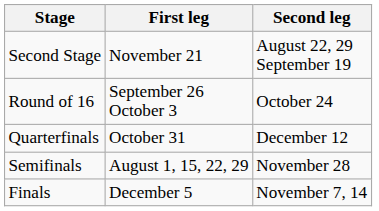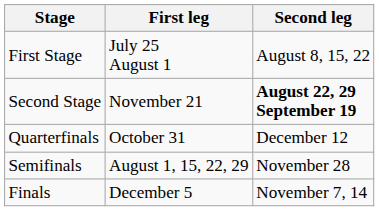+ row: (45, 54)
(305, 54) normal -> (306, 101) bold
- row: (51, 101)
